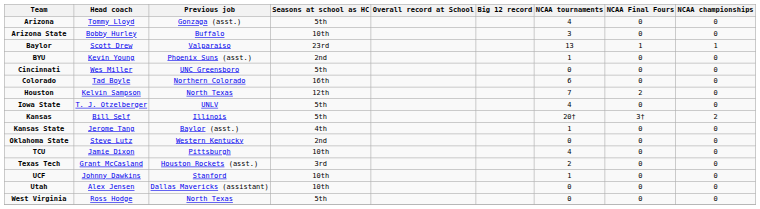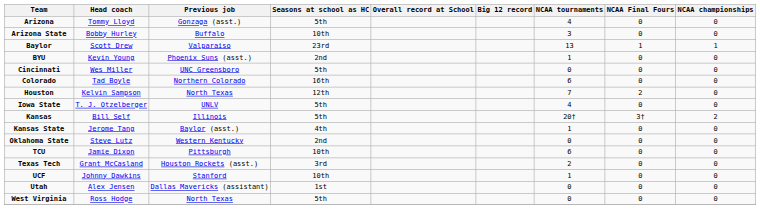(569, 151) 4 -> (569, 151) 6
(321, 187) 10th -> (321, 187) 1st
